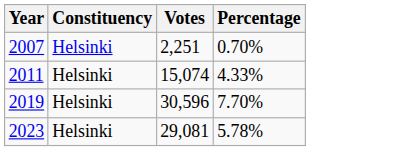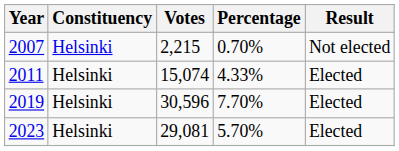+ column: (350, 18)
(180, 46) 2,251 -> (180, 46) 2,215
(240, 131) 5.78% -> (240, 131) 5.70%
